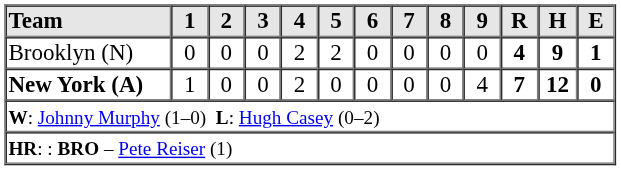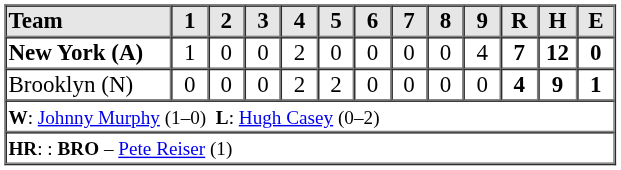rows swapped: (76, 84) <-> (71, 52)
